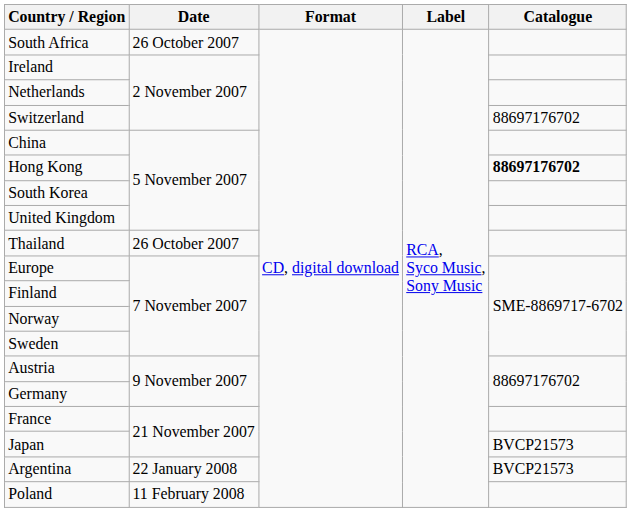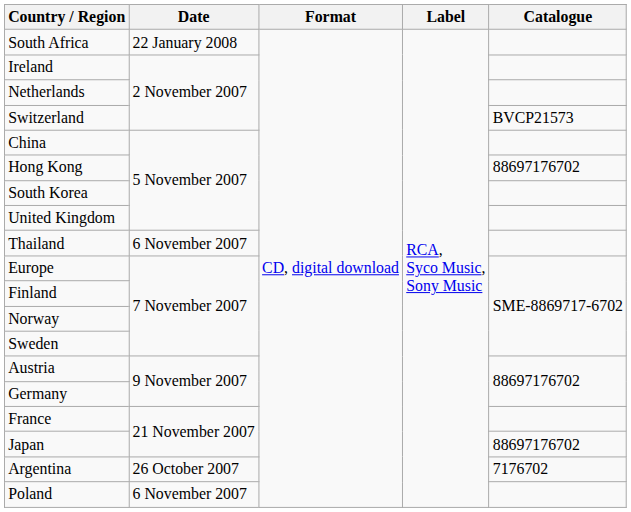(186, 42) 26 October 2007 -> (185, 42) 22 January 2008
(536, 117) 88697176702 -> (533, 117) BVCP21573
(536, 167) bold -> (536, 167) normal
(186, 243) 26 October 2007 -> (190, 243) 6 November 2007
(533, 444) BVCP21573 -> (536, 444) 88697176702
(185, 469) 22 January 2008 -> (186, 469) 26 October 2007
(533, 469) BVCP21573 -> (520, 469) 7176702
(189, 494) 11 February 2008 -> (190, 494) 6 November 2007
